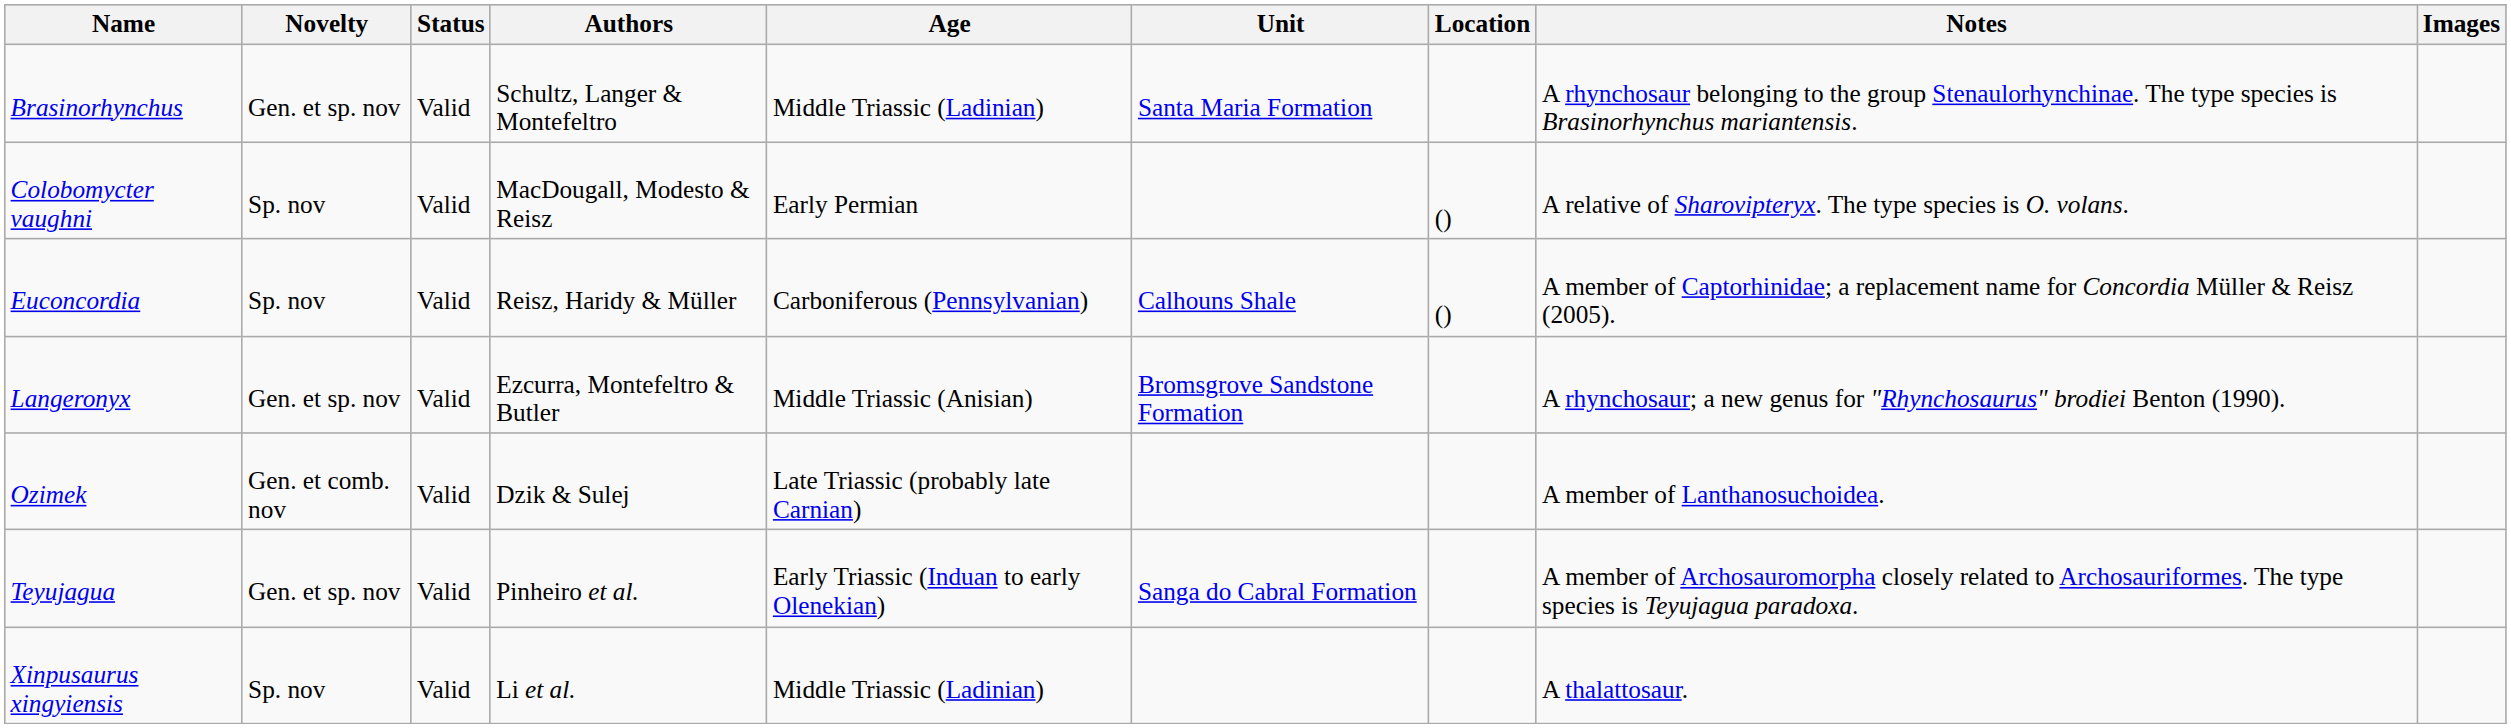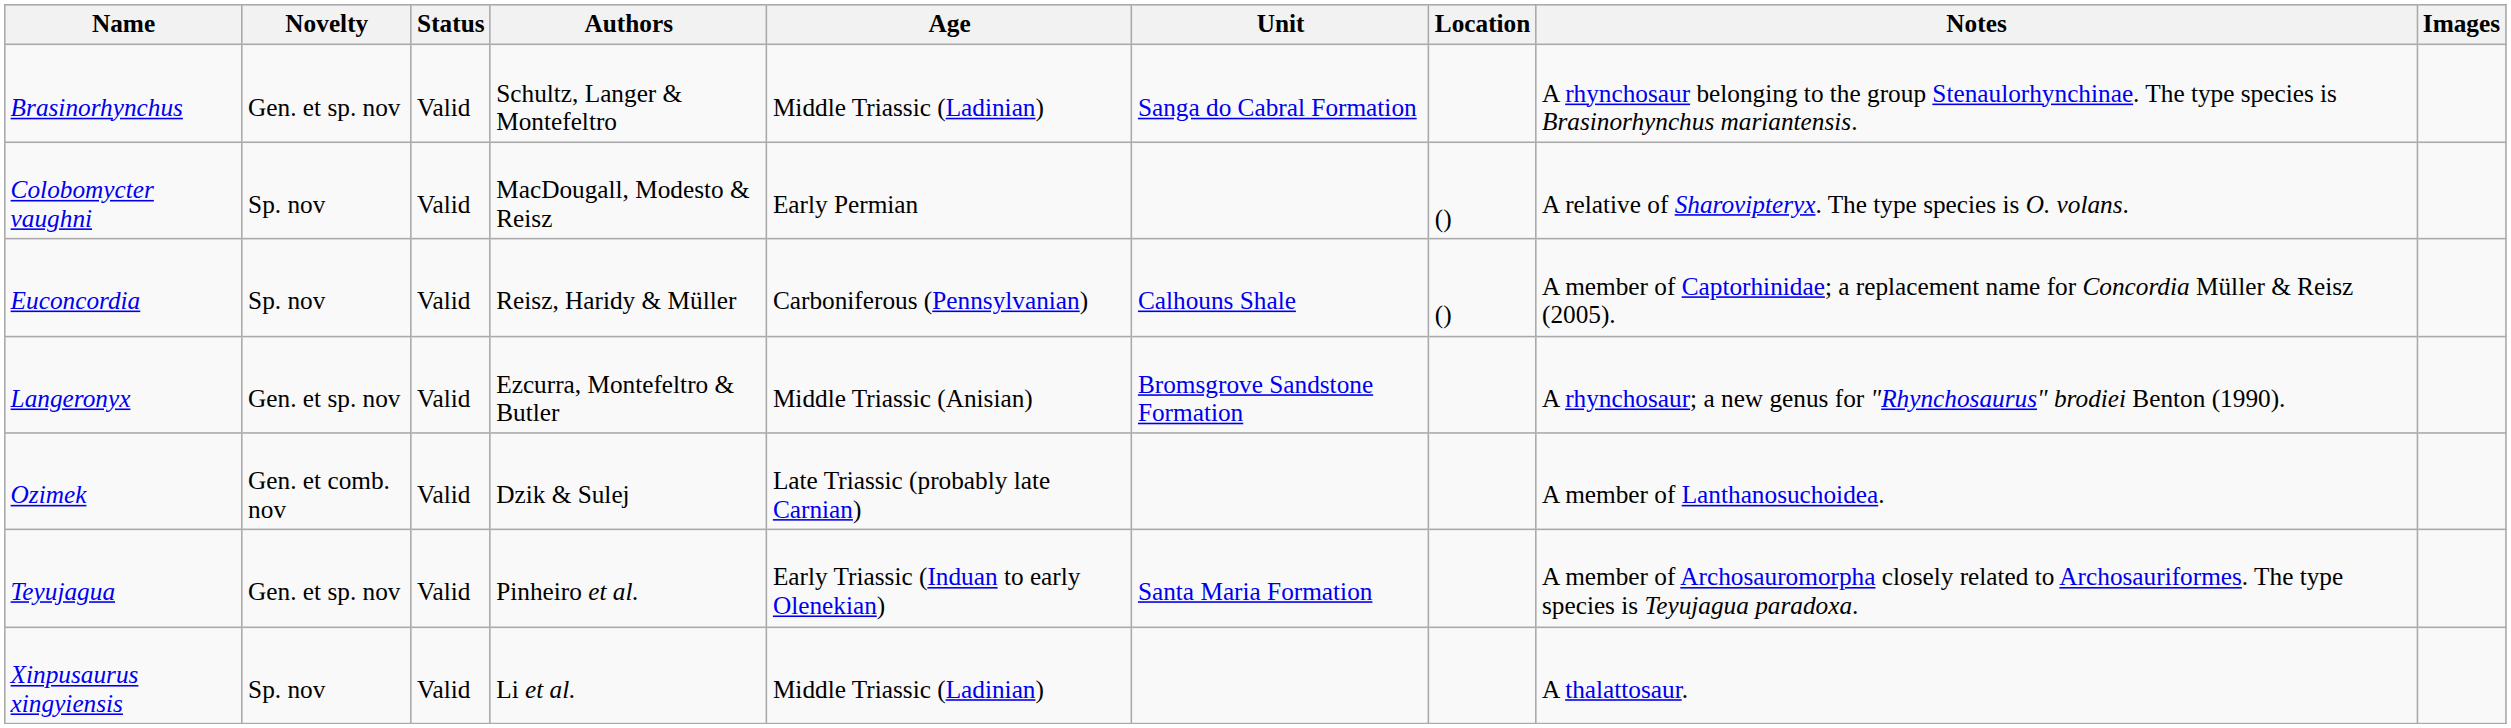(1255, 107) Santa Maria Formation -> (1277, 107) Sanga do Cabral Formation
(1277, 592) Sanga do Cabral Formation -> (1255, 592) Santa Maria Formation
